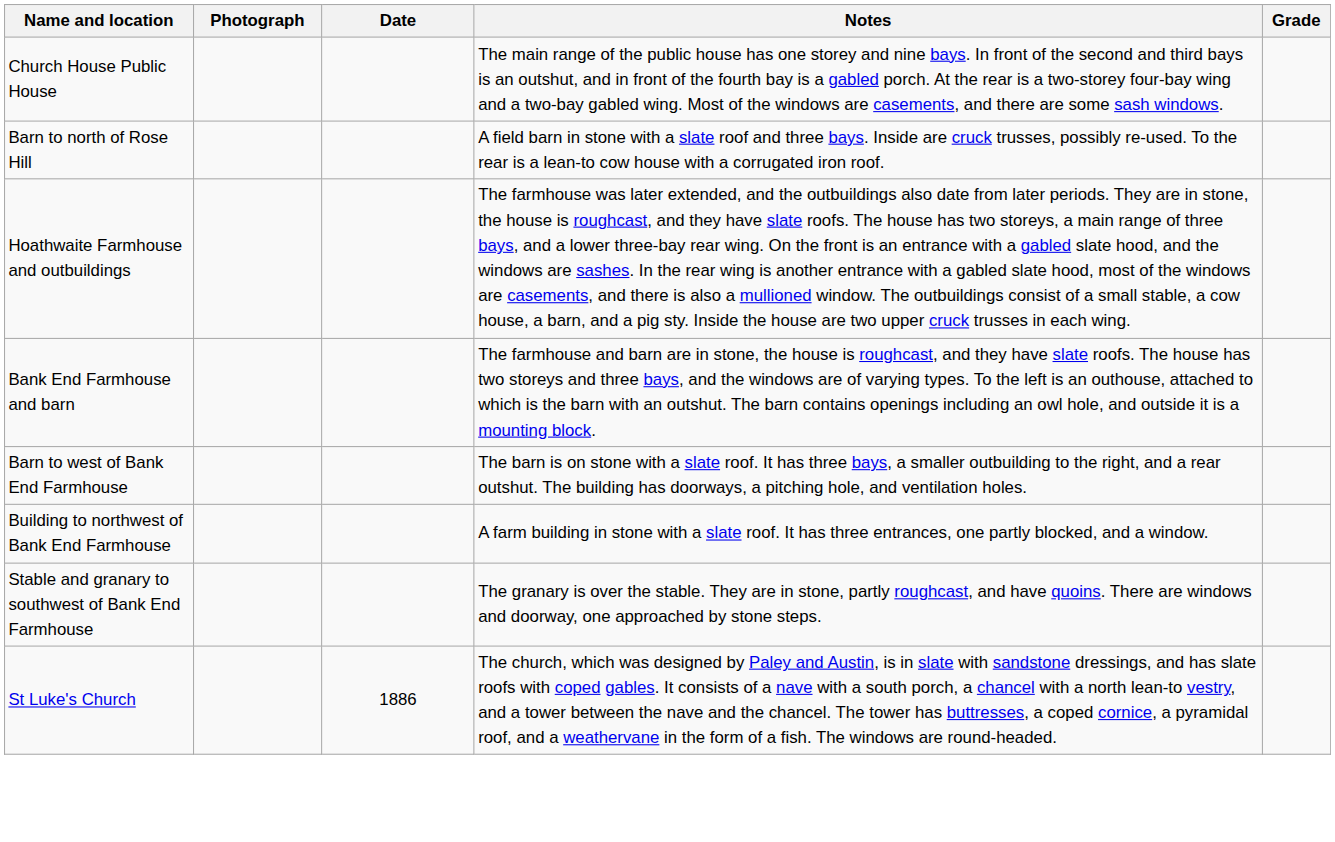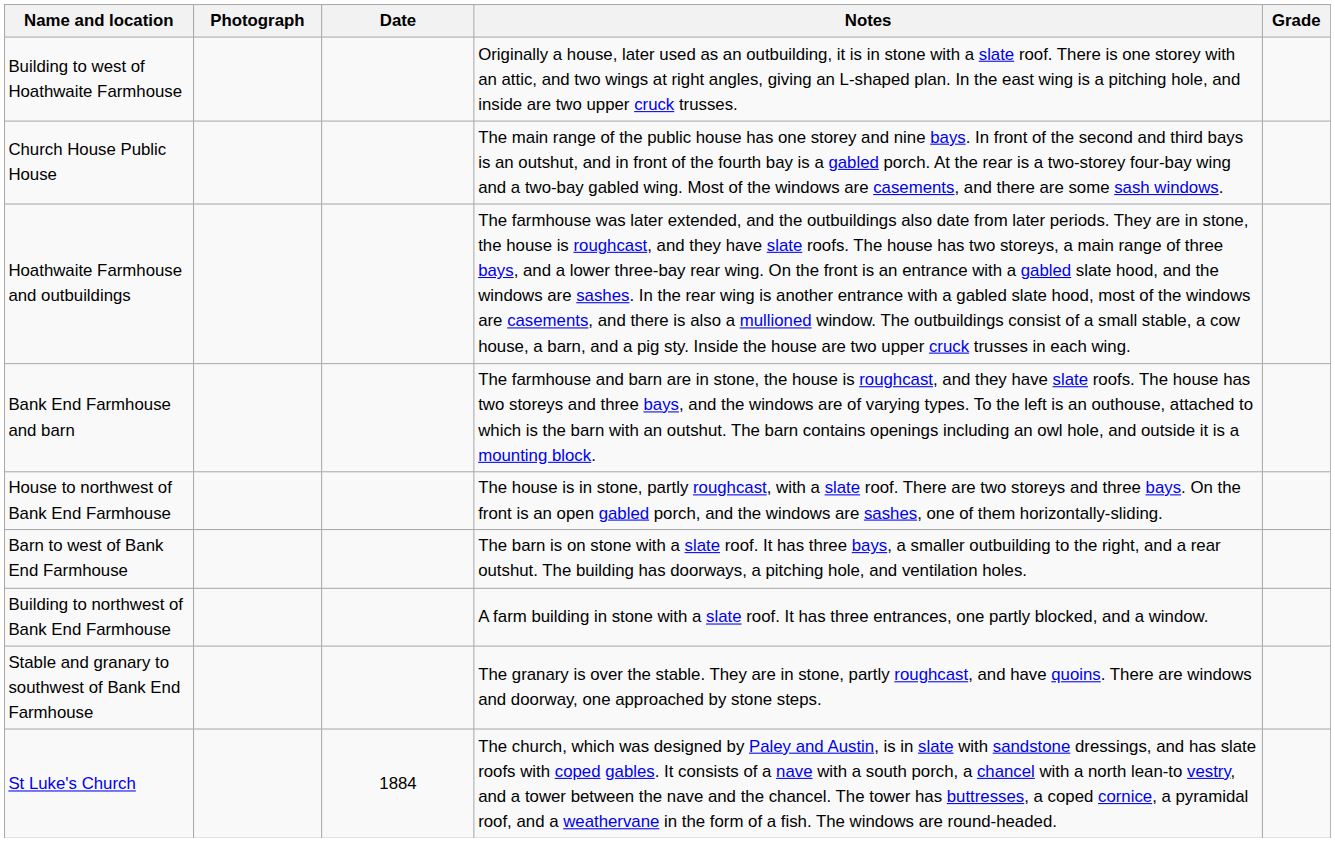+ row: (95, 79)
- row: (88, 149)
+ row: (90, 500)
(398, 700) 1886 -> (398, 783) 1884
